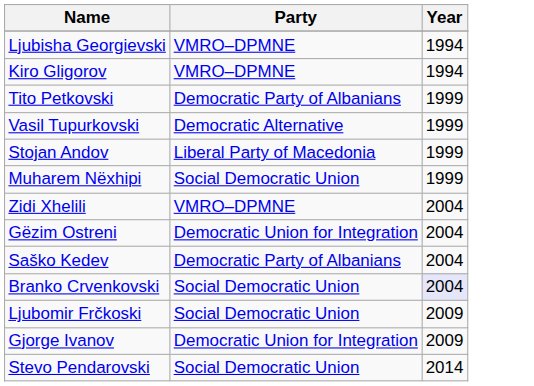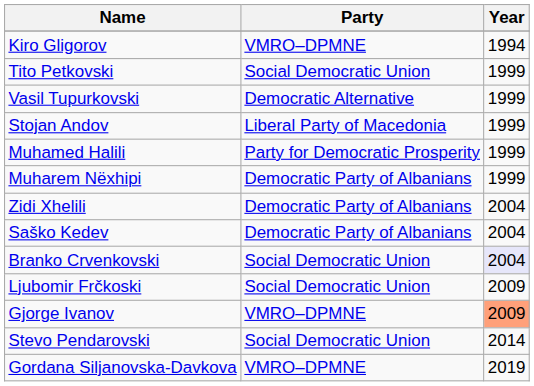- row: (87, 44)
(287, 98) Democratic Party of Albanians -> (337, 71) Social Democratic Union
+ row: (67, 152)
(267, 179) Social Democratic Union -> (358, 179) Democratic Party of Albanians
(234, 206) VMRO–DPMNE -> (358, 206) Democratic Party of Albanians
- row: (63, 233)
(296, 340) Democratic Union for Integration -> (305, 313) VMRO–DPMNE
(445, 340) no background -> (507, 313) lightsalmon background
+ row: (123, 367)
